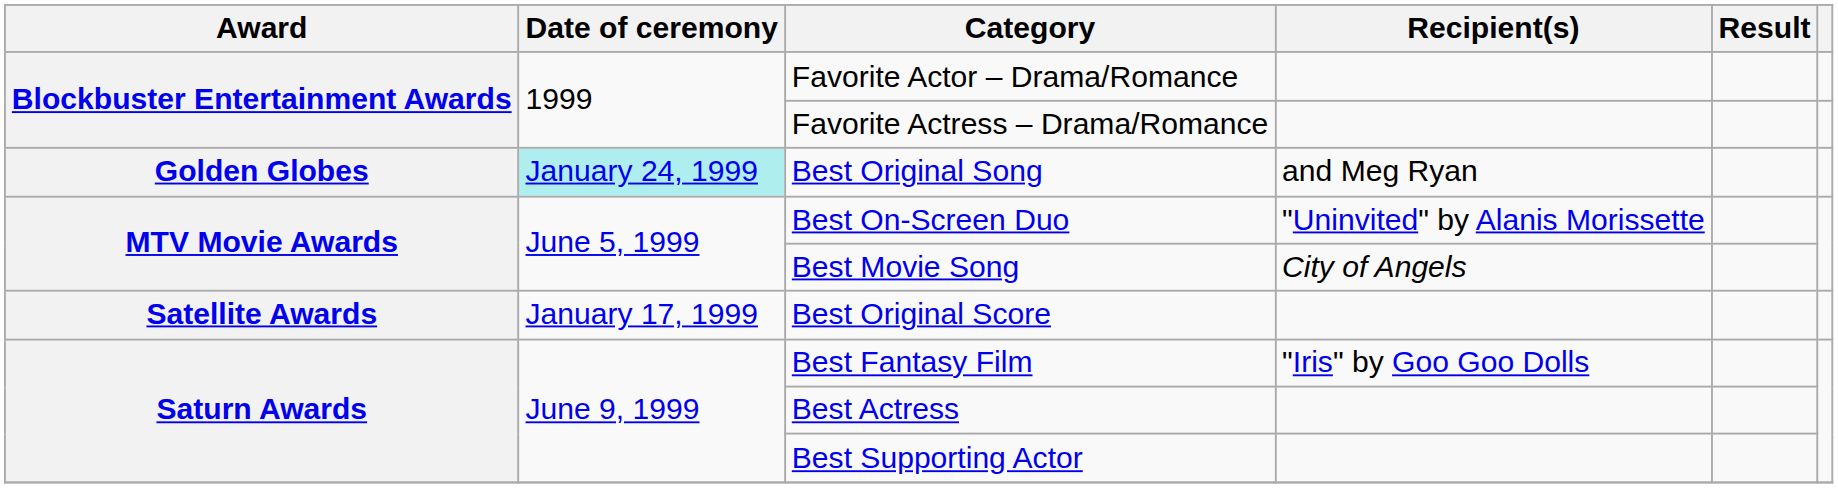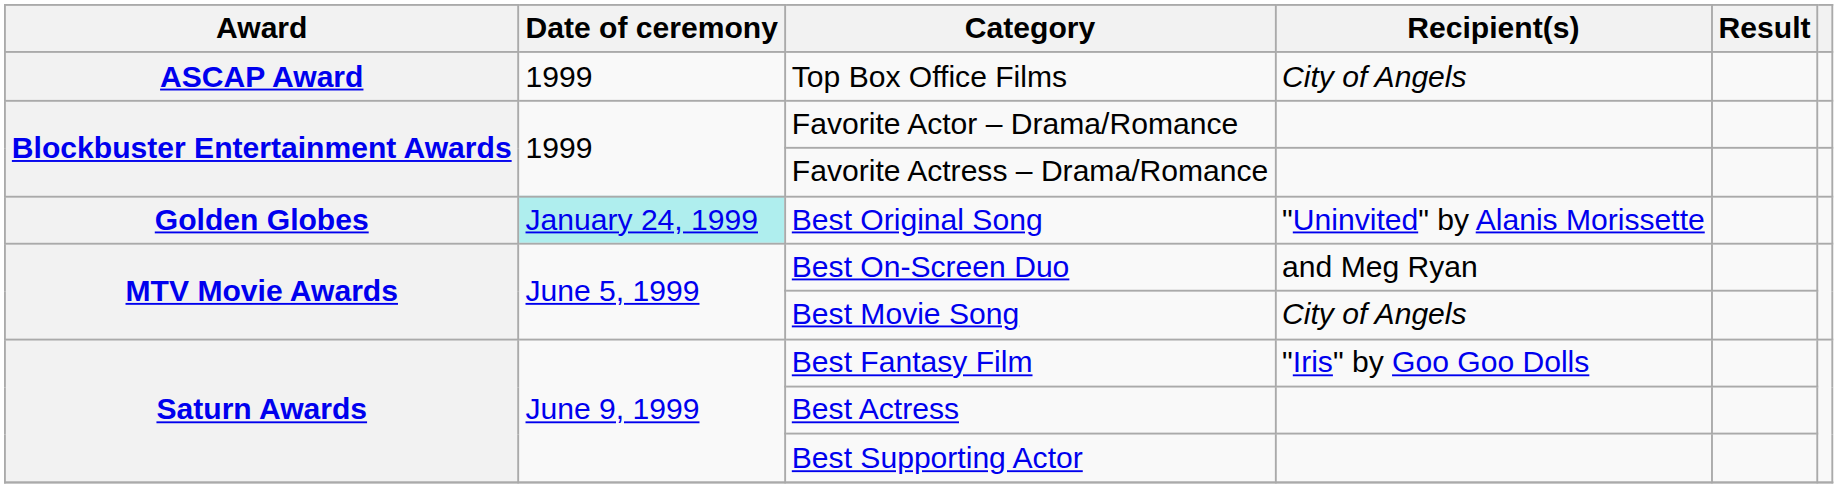+ row: (929, 76)
(1380, 171) and Meg Ryan -> (1493, 219) "Uninvited" by Alanis Morissette
(1493, 219) "Uninvited" by Alanis Morissette -> (1380, 266) and Meg Ryan
- row: (921, 314)
